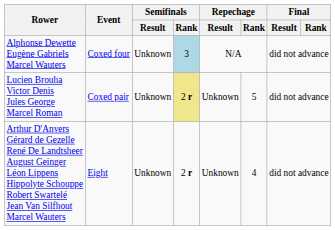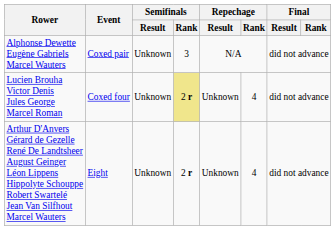(109, 54) Coxed four -> (108, 54) Coxed pair
(187, 54) lightblue background -> (187, 54) no background
(108, 97) Coxed pair -> (109, 97) Coxed four
(254, 97) 5 -> (254, 97) 4
